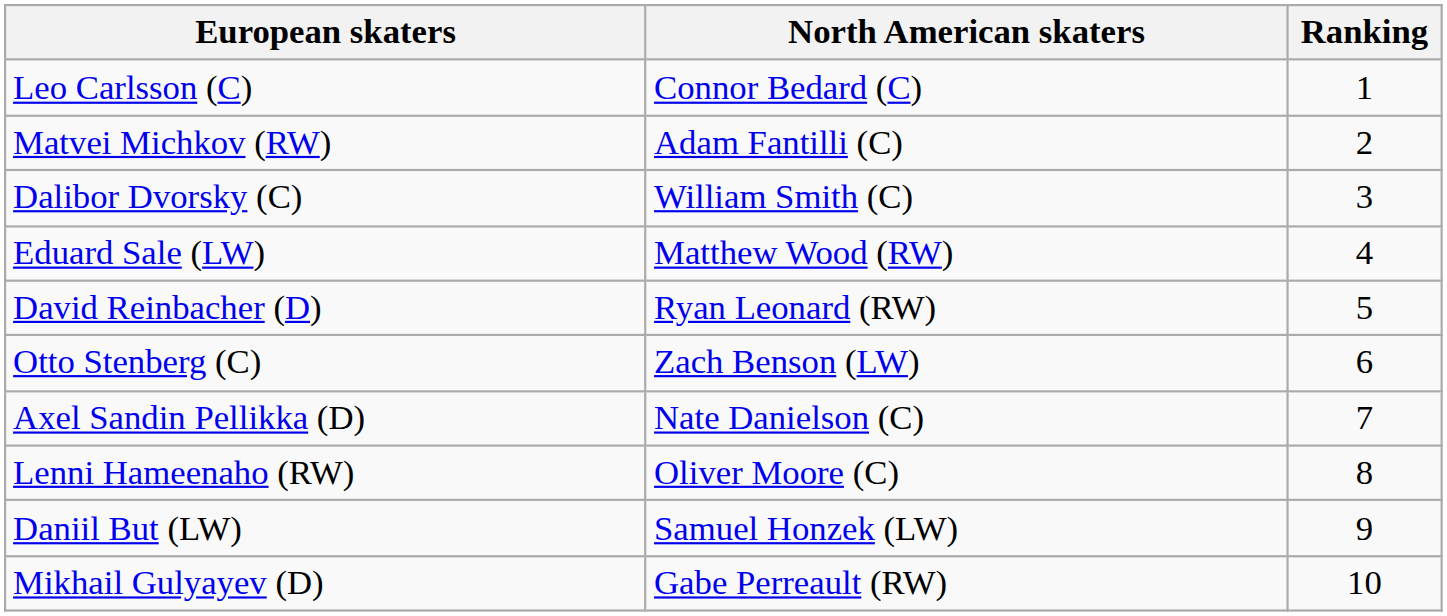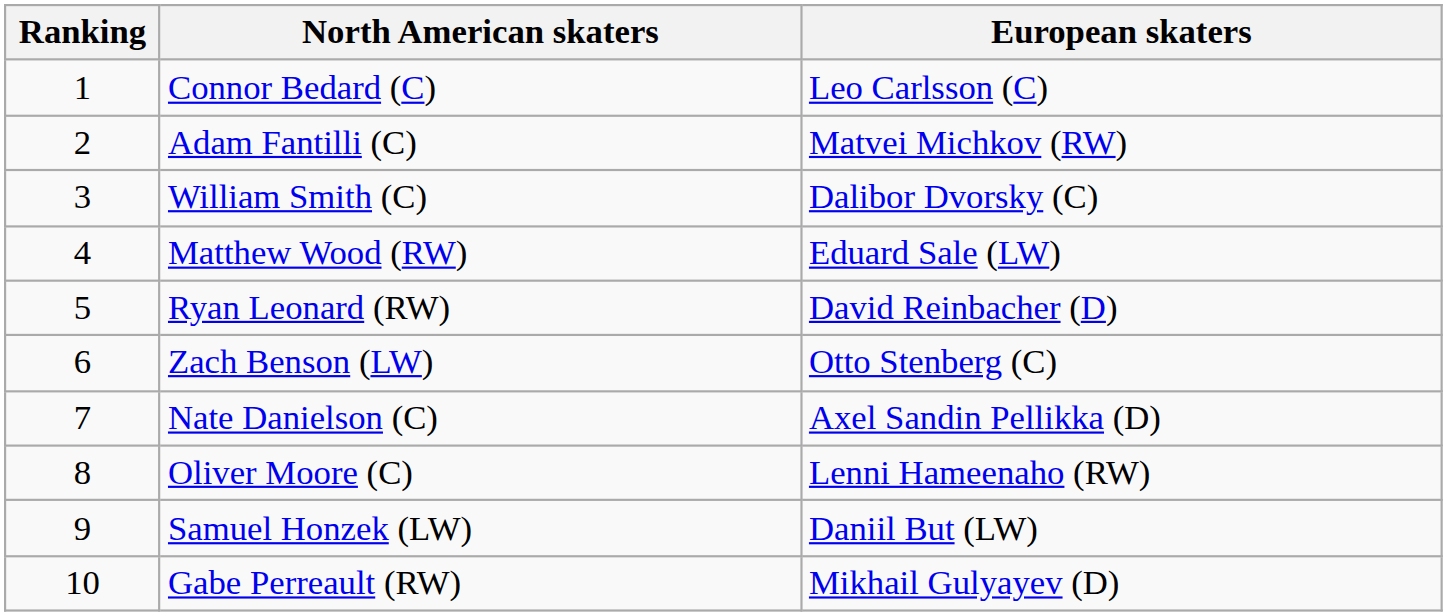columns swapped: (1364, 32) <-> (326, 32)
